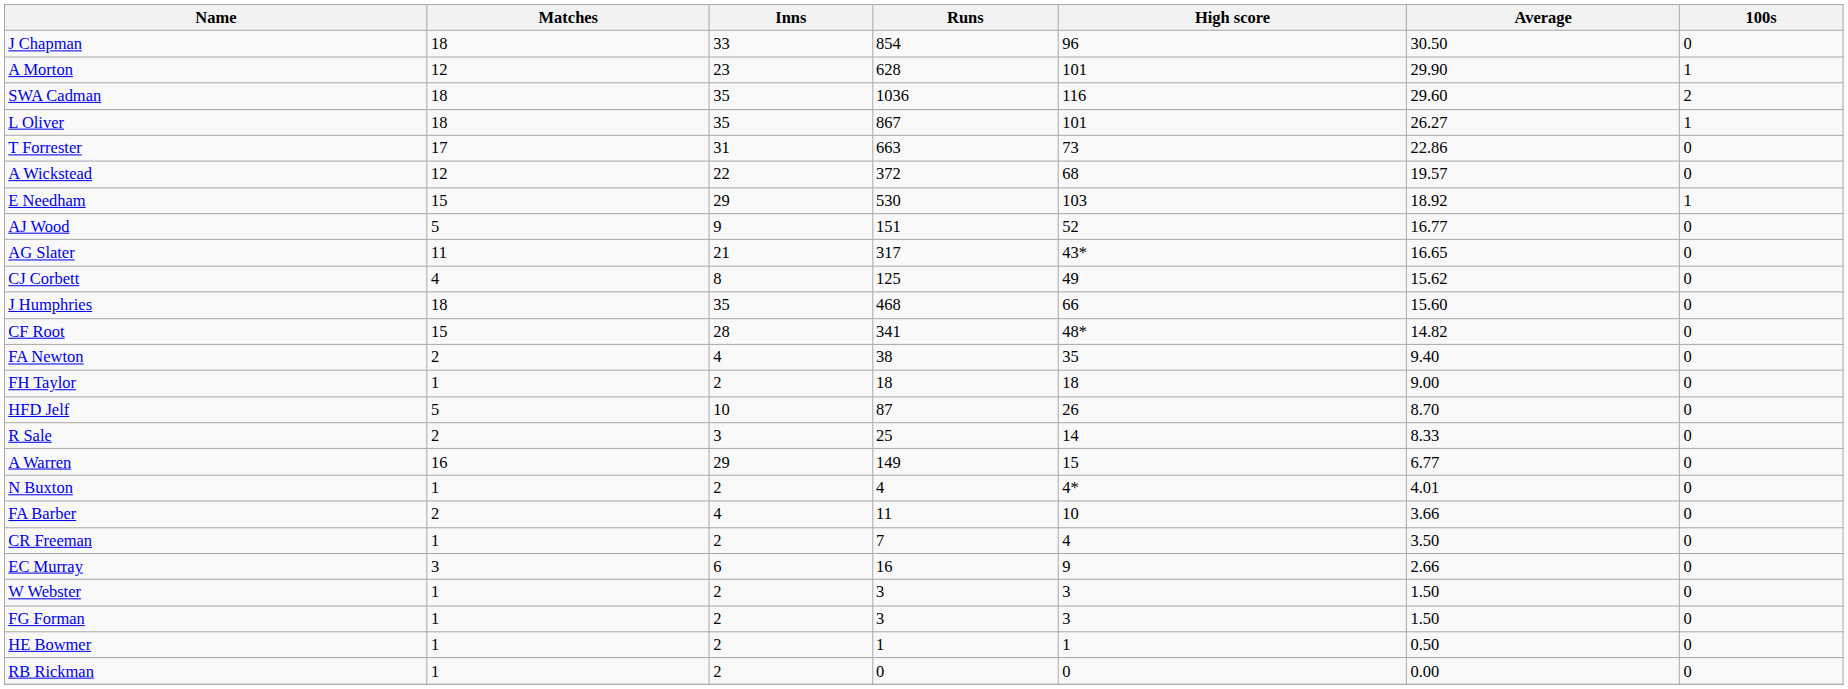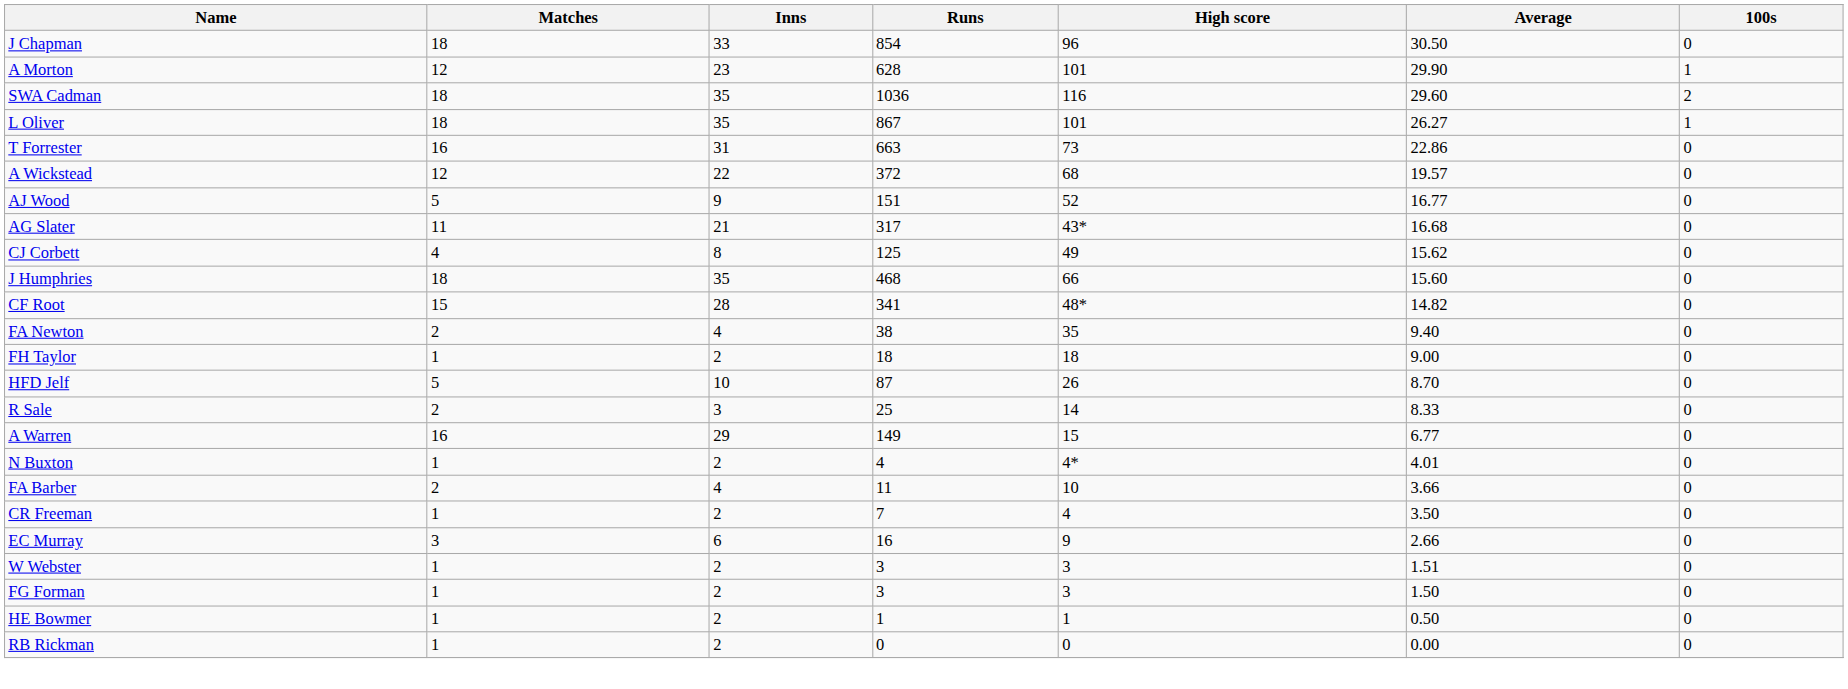(439, 148) 17 -> (439, 148) 16
- row: (47, 200)
(1429, 252) 16.65 -> (1429, 226) 16.68
(1425, 592) 1.50 -> (1425, 566) 1.51
